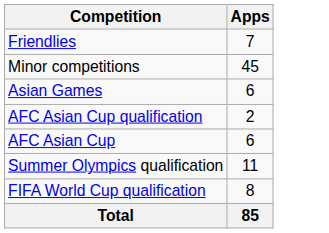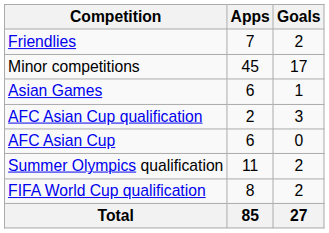+ column: (299, 16)
